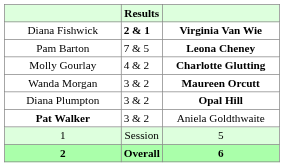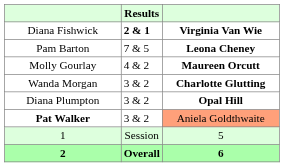(221, 65) Charlotte Glutting -> (221, 65) Maureen Orcutt
(221, 83) Maureen Orcutt -> (221, 83) Charlotte Glutting
(221, 118) no background -> (221, 118) lightsalmon background
